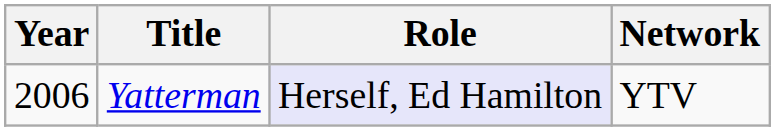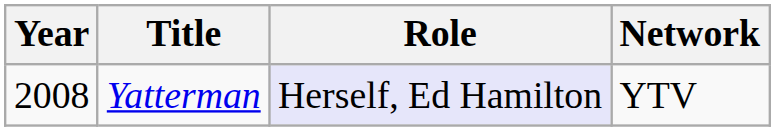(52, 94) 2006 -> (52, 94) 2008
